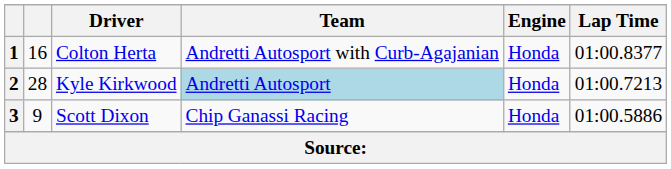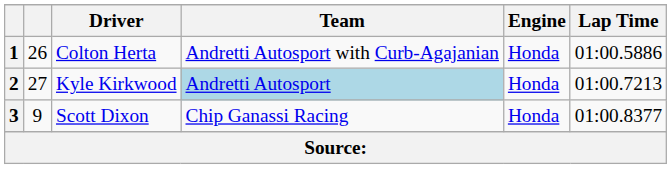(37, 52) 16 -> (37, 52) 26
(618, 52) 01:00.8377 -> (618, 52) 01:00.5886
(37, 84) 28 -> (37, 84) 27
(618, 116) 01:00.5886 -> (618, 116) 01:00.8377
